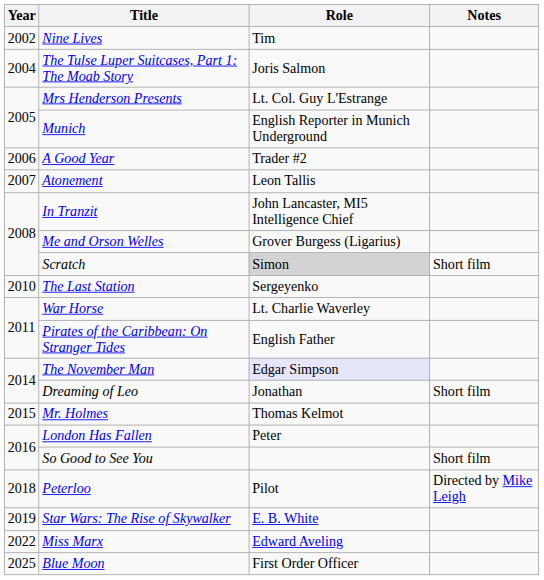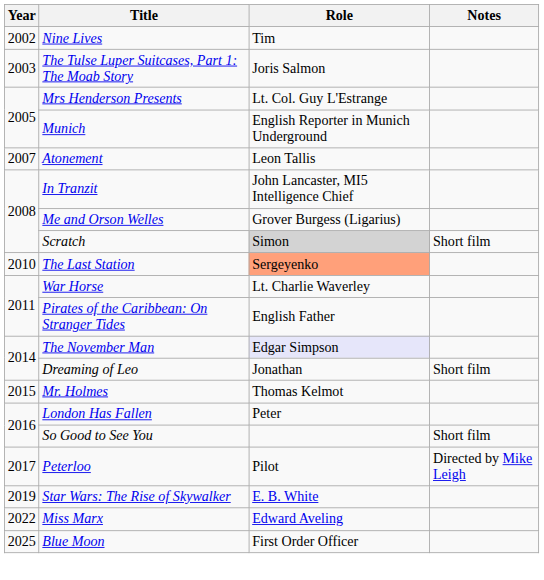(22, 68) 2004 -> (22, 68) 2003
- row: (78, 158)
(285, 286) no background -> (285, 264) lightsalmon background
(22, 488) 2018 -> (22, 466) 2017
